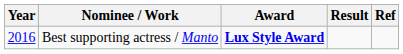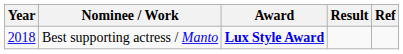(22, 37) 2016 -> (22, 37) 2018
